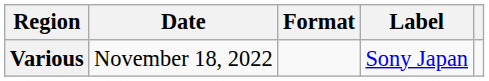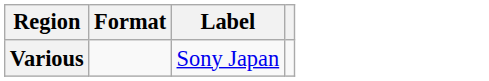- column: (183, 22)
